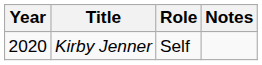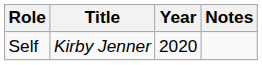columns swapped: (28, 18) <-> (179, 18)
